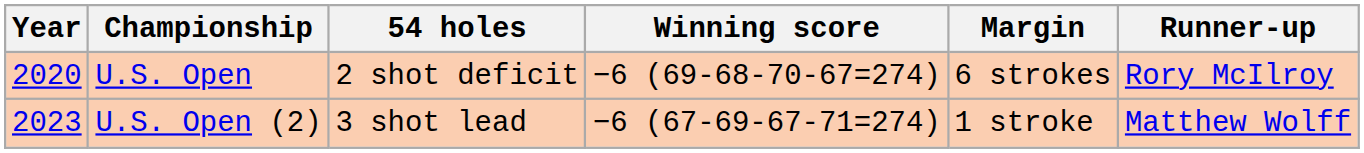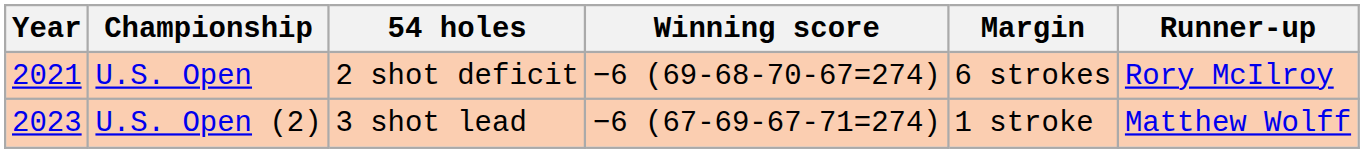(47, 76) 2020 -> (47, 76) 2021
